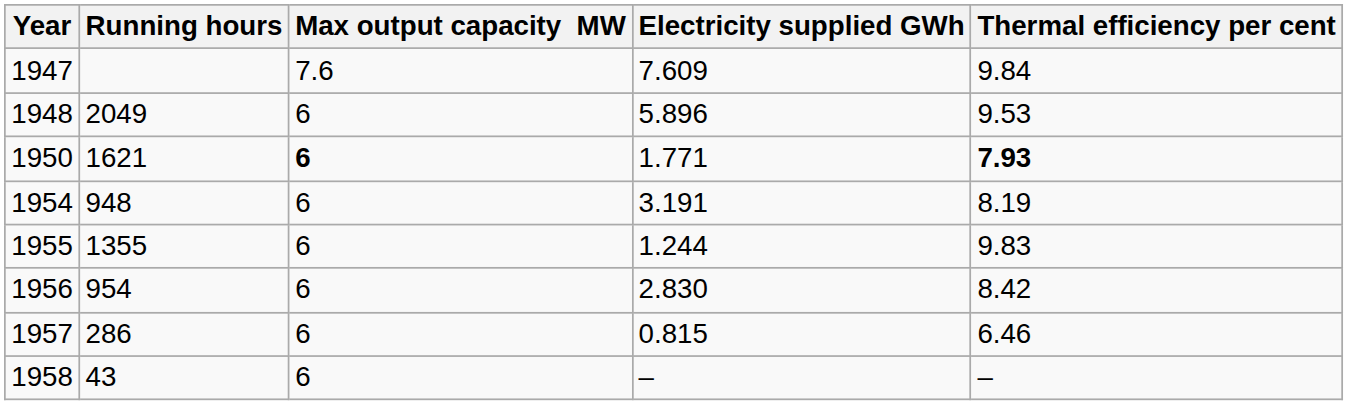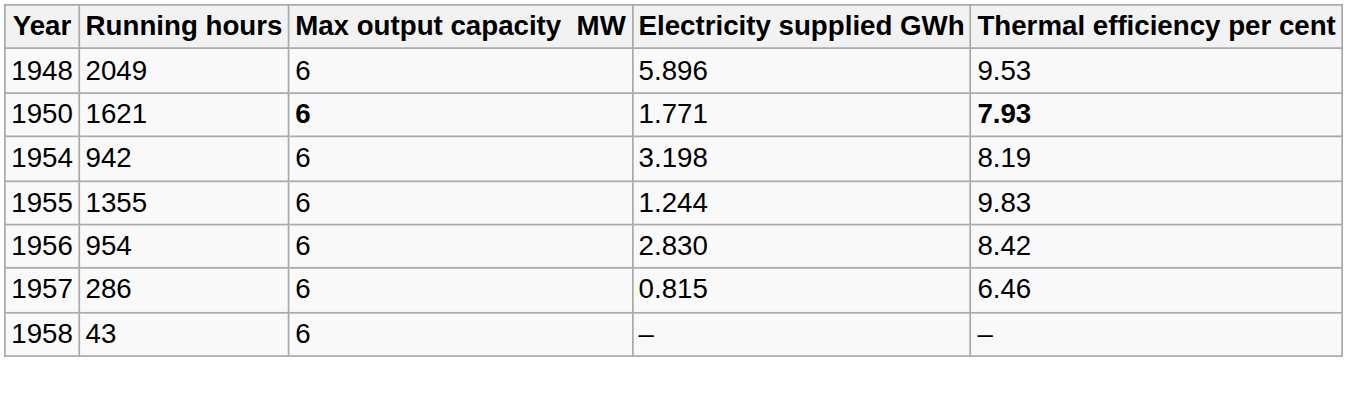- row: (42, 70)
(109, 202) 948 -> (109, 158) 942
(673, 202) 3.191 -> (673, 158) 3.198
